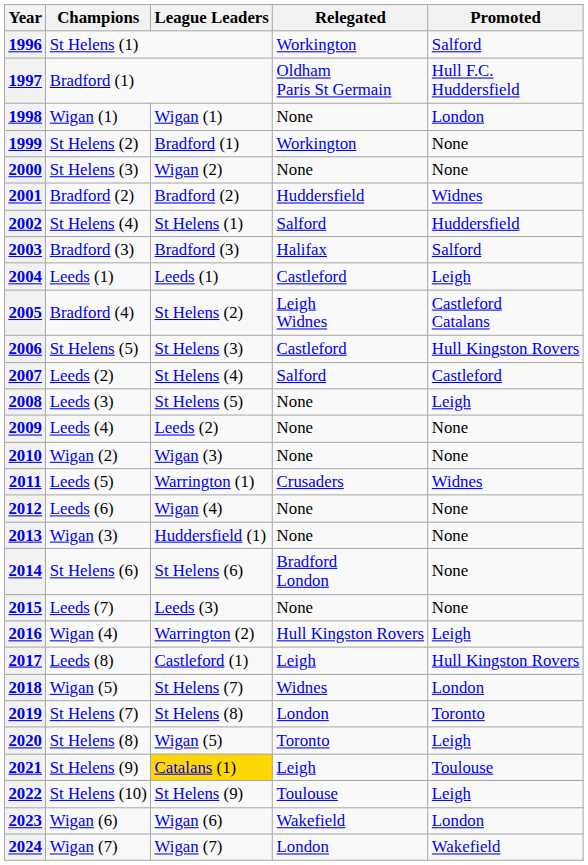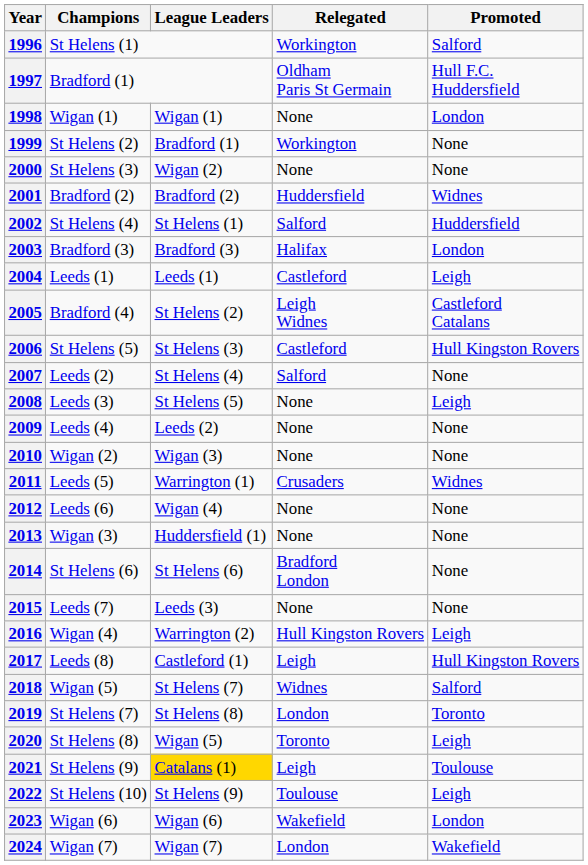(457, 249) Salford -> (458, 249) London
(467, 375) Castleford -> (450, 375) None
(458, 687) London -> (457, 687) Salford
